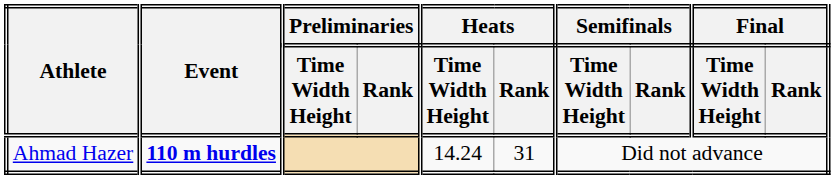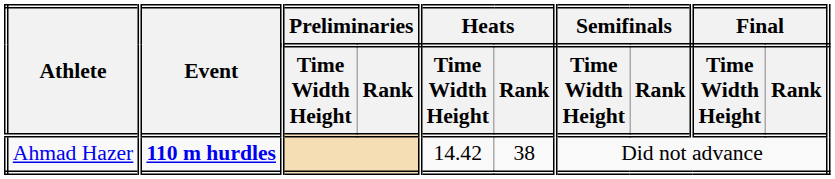(458, 153) 14.24 -> (458, 153) 14.42
(524, 153) 31 -> (524, 153) 38
